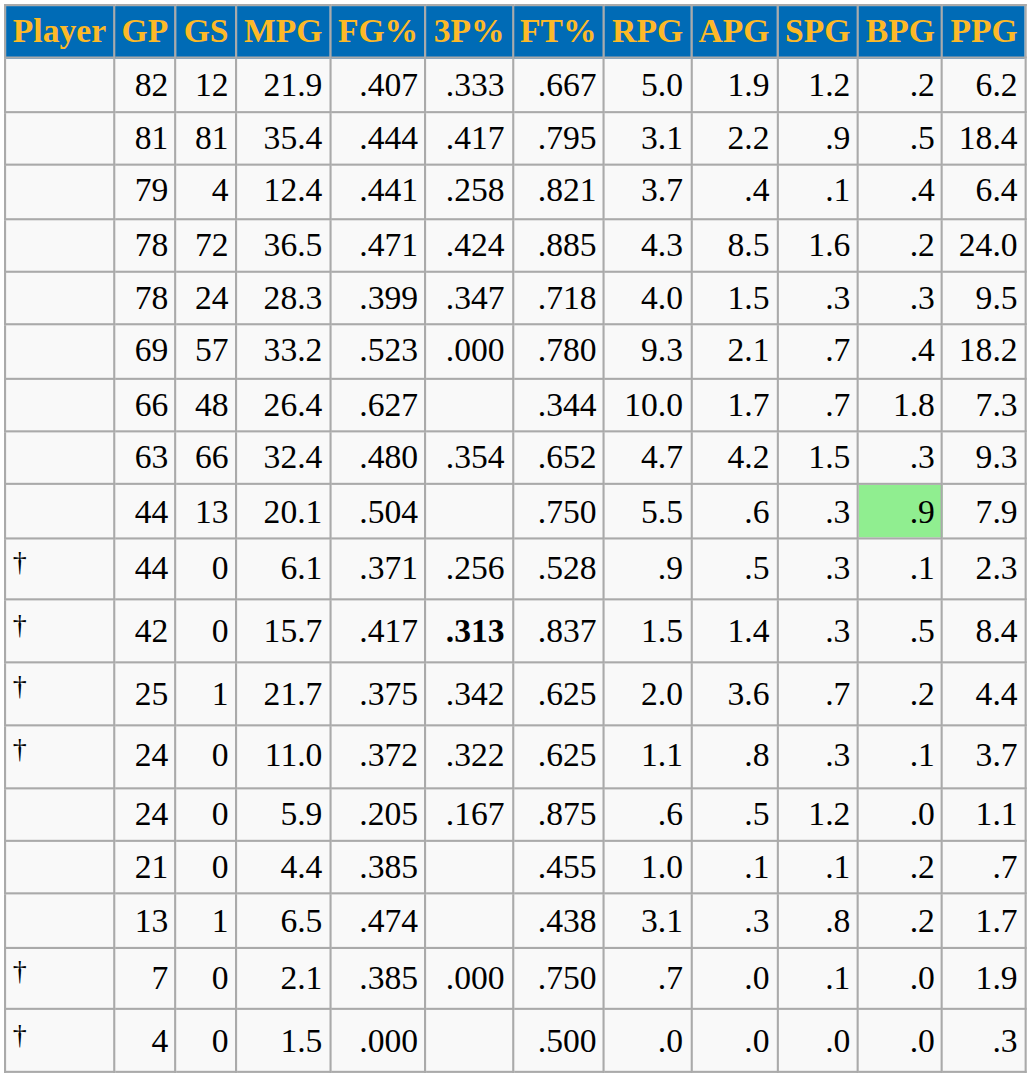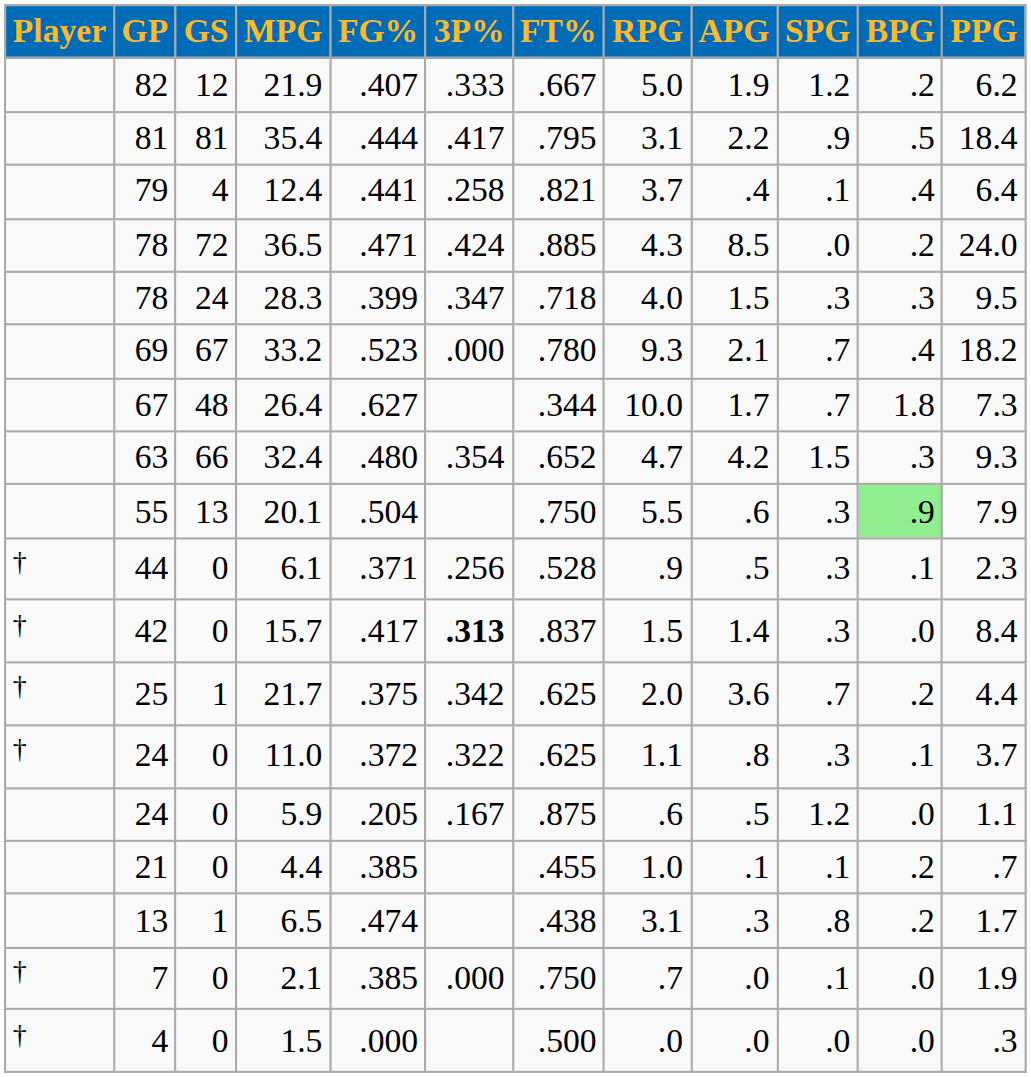(829, 244) 1.6 -> (838, 244) .0
(212, 350) 57 -> (212, 350) 67
(151, 404) 66 -> (151, 404) 67
(151, 510) 44 -> (151, 510) 55
(922, 630) .5 -> (922, 630) .0
